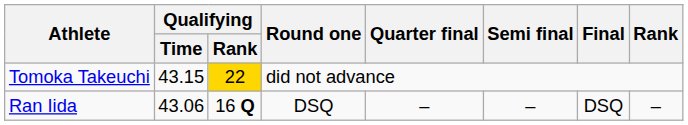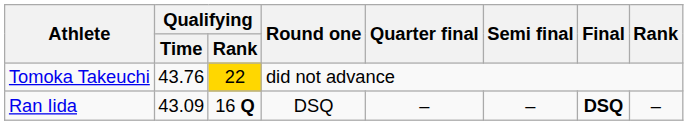(181, 77) 43.15 -> (181, 77) 43.76
(181, 106) 43.06 -> (181, 106) 43.09
(603, 106) normal -> (603, 106) bold
